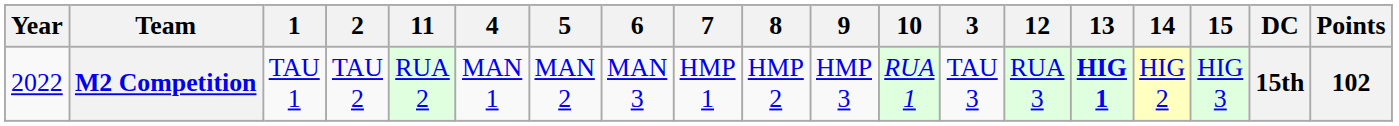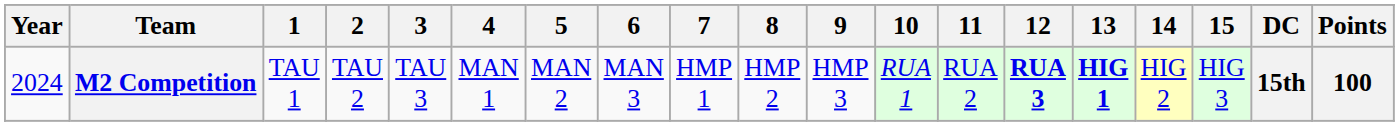columns swapped: (972, 25) <-> (422, 25)
(37, 83) 2022 -> (37, 83) 2024
(1037, 83) normal -> (1038, 83) bold
(1351, 83) 102 -> (1352, 83) 100
